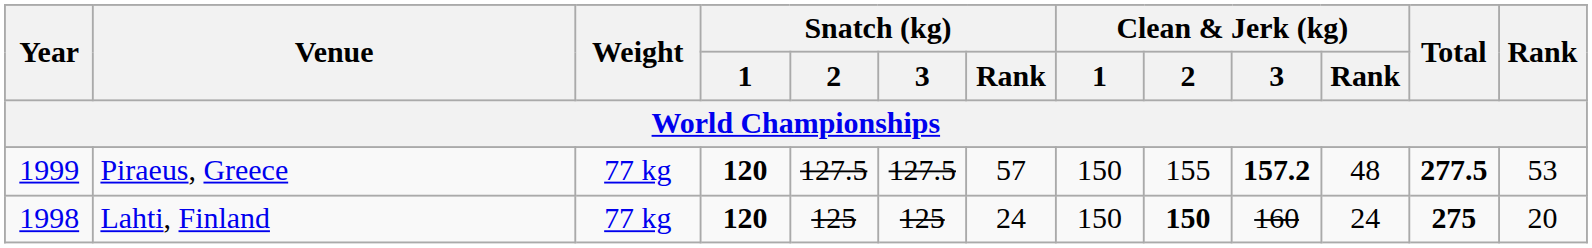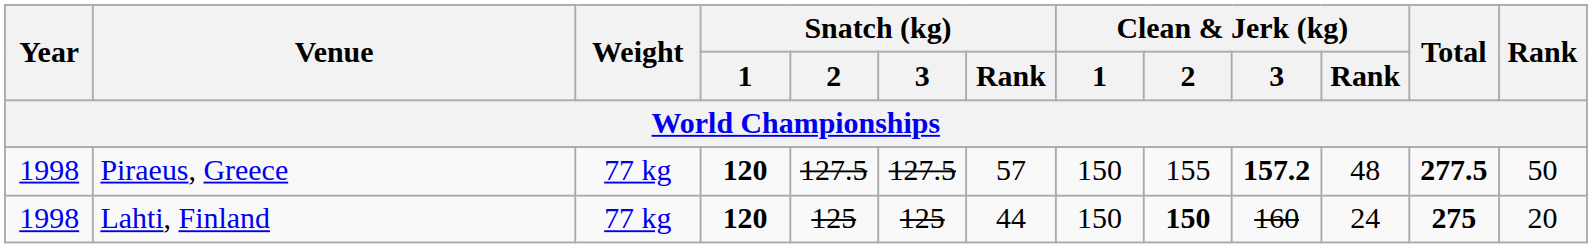(49, 170) 1999 -> (49, 170) 1998
(1542, 170) 53 -> (1542, 170) 50
(1011, 218) 24 -> (1011, 218) 44
